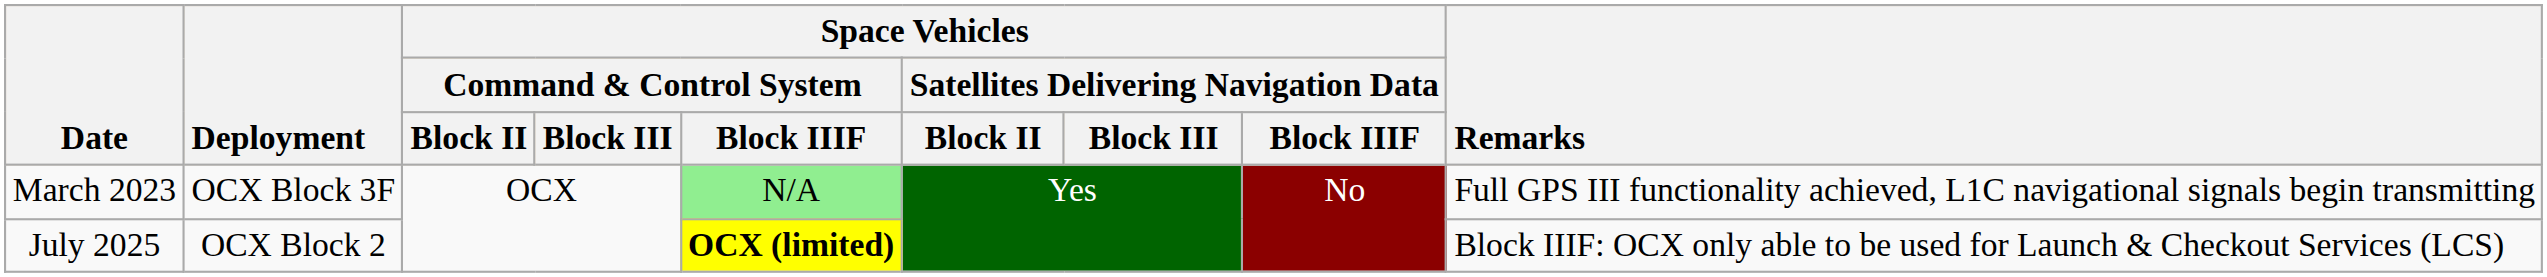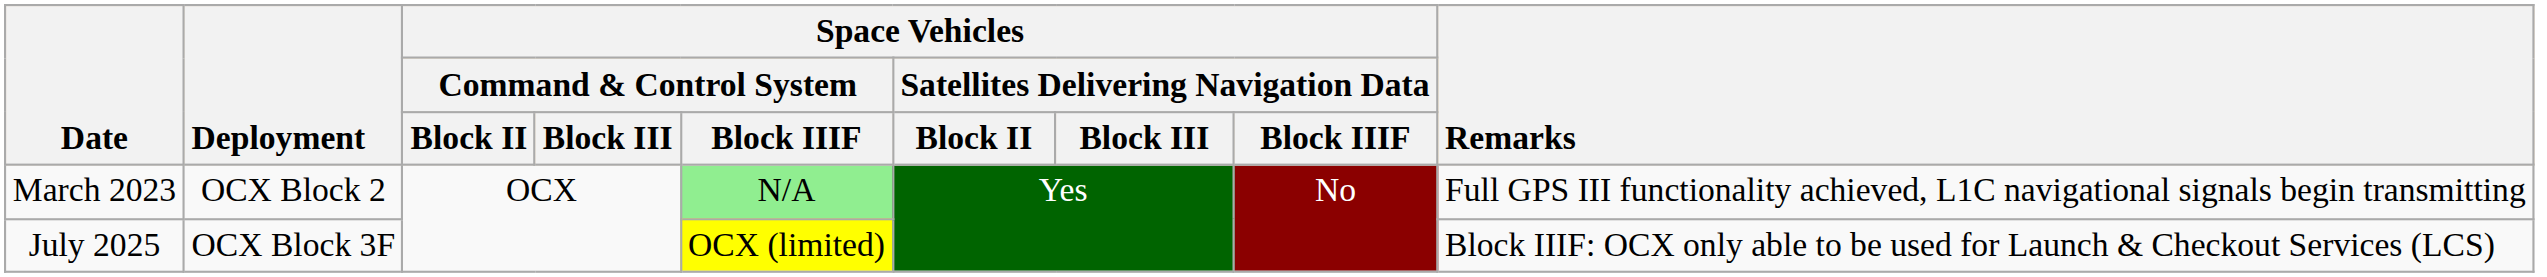(293, 191) OCX Block 3F -> (293, 191) OCX Block 2
(293, 244) OCX Block 2 -> (293, 244) OCX Block 3F
(791, 244) bold -> (786, 244) normal
